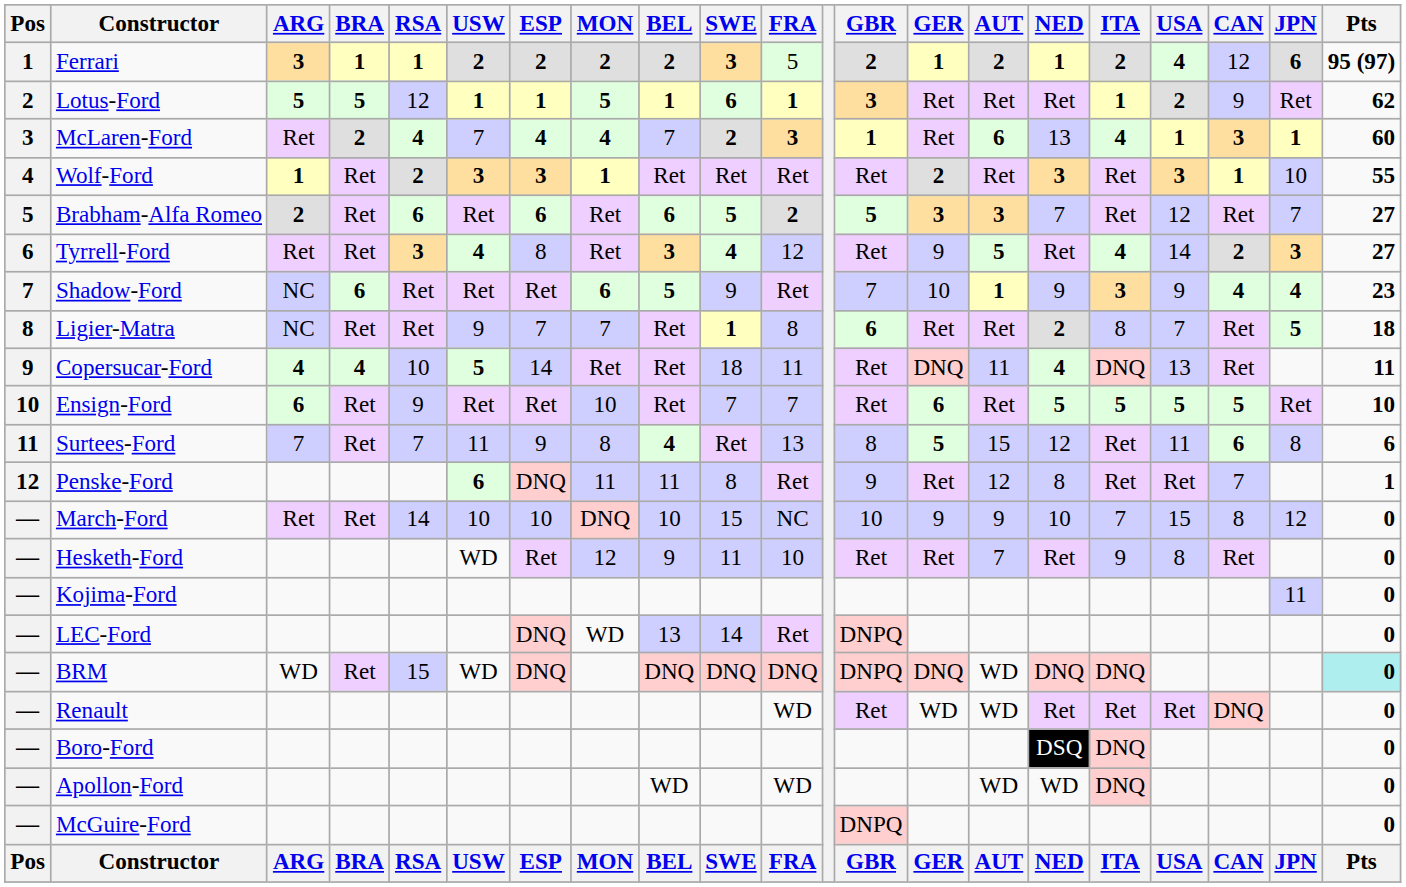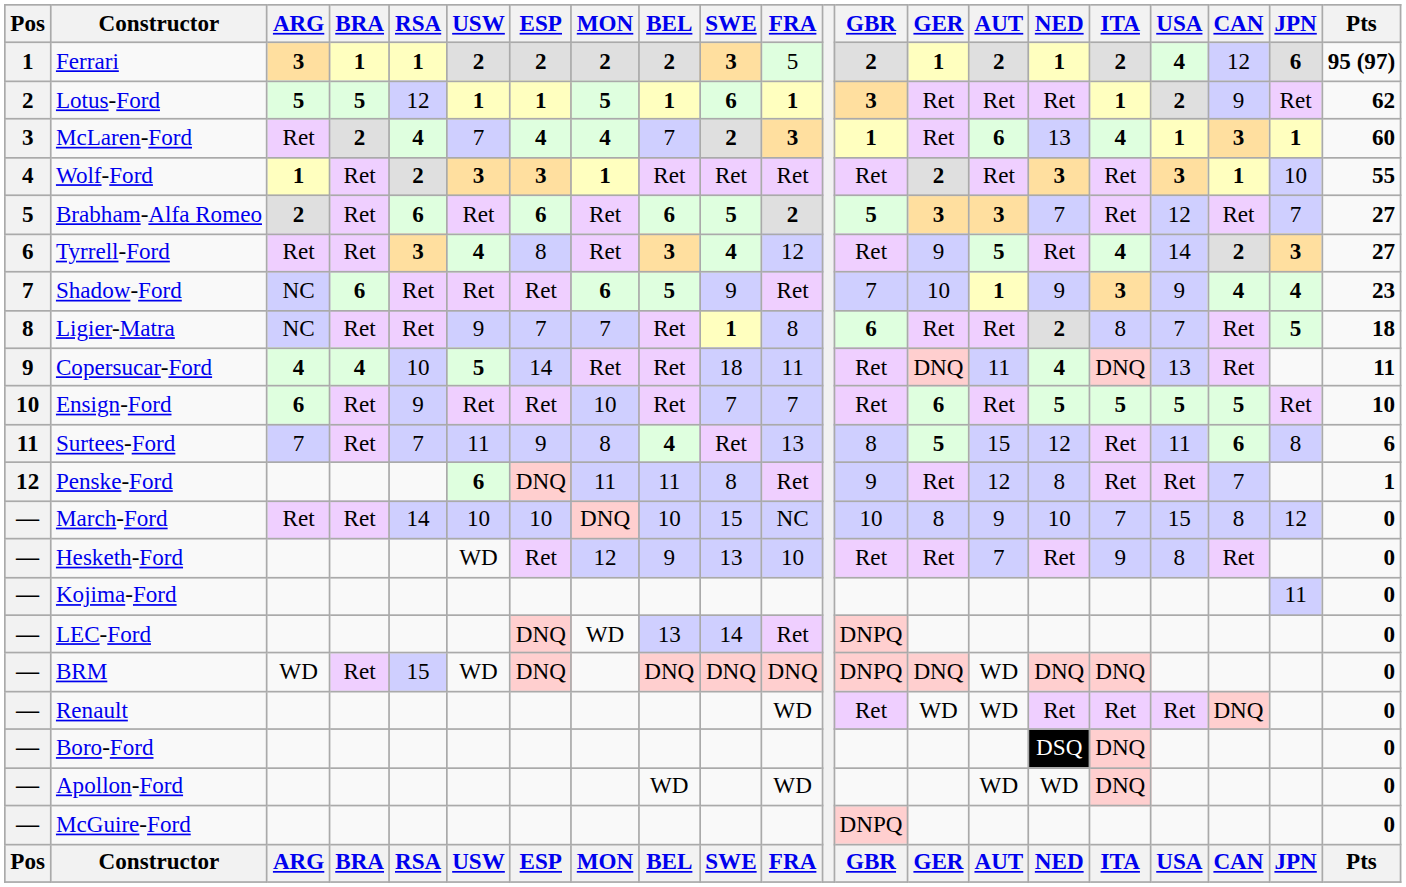(938, 519) 9 -> (938, 519) 8
(731, 557) 11 -> (731, 557) 13
(1389, 671) paleturquoise background -> (1389, 671) no background
